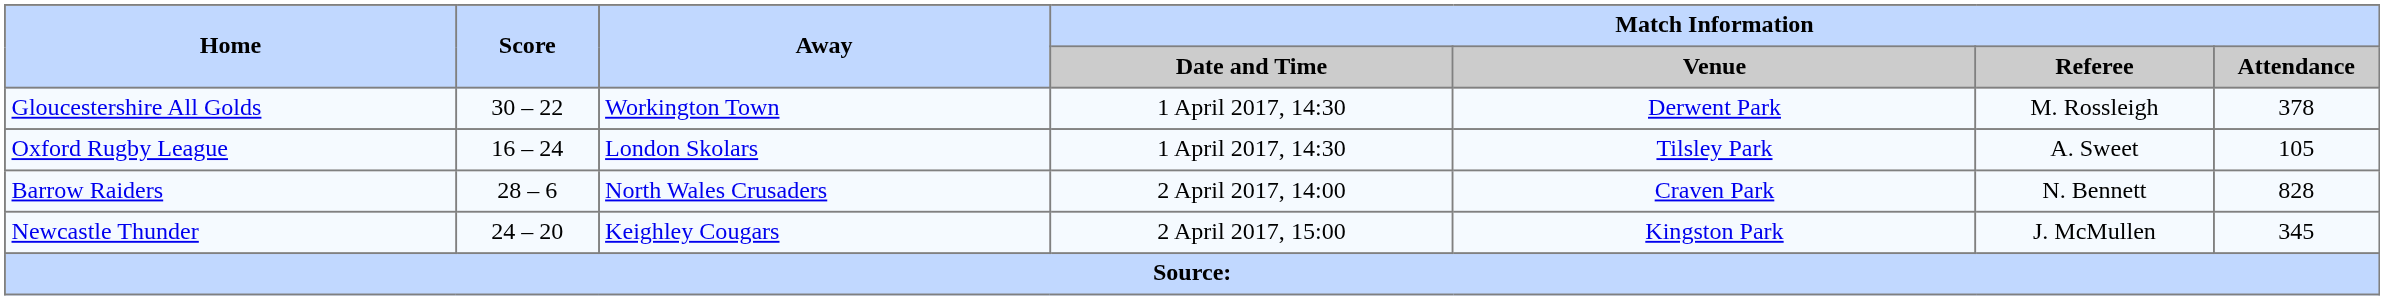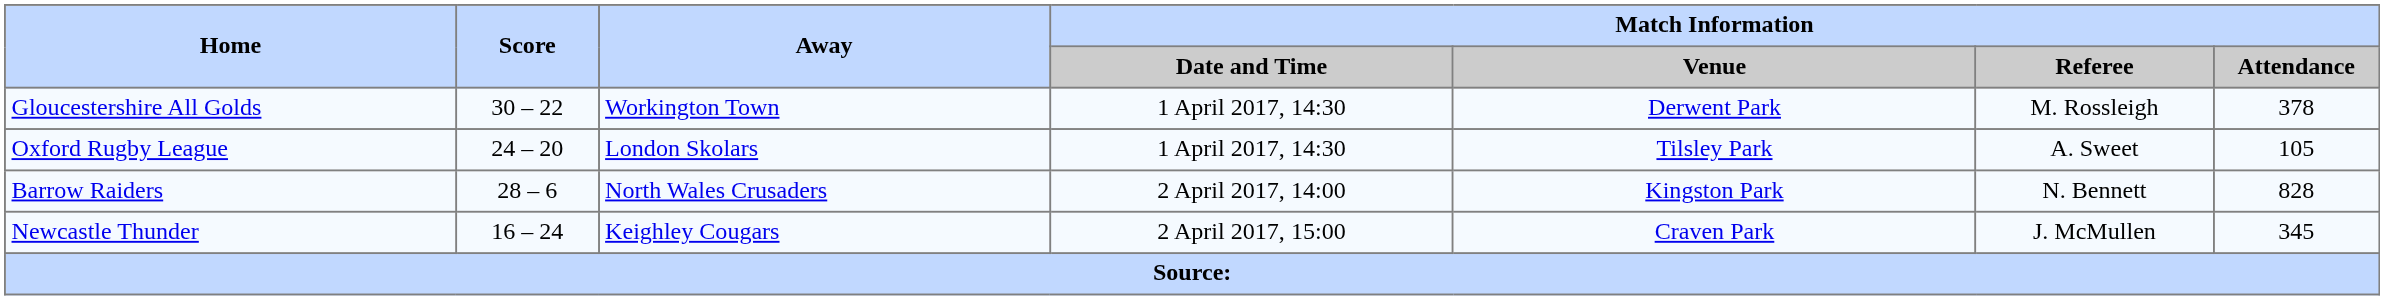(527, 149) 16 – 24 -> (527, 149) 24 – 20
(1714, 190) Craven Park -> (1714, 190) Kingston Park
(527, 231) 24 – 20 -> (527, 231) 16 – 24
(1714, 231) Kingston Park -> (1714, 231) Craven Park
